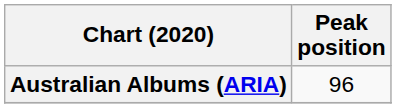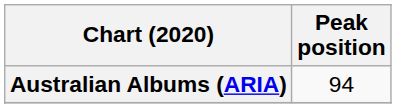(341, 84) 96 -> (341, 84) 94
